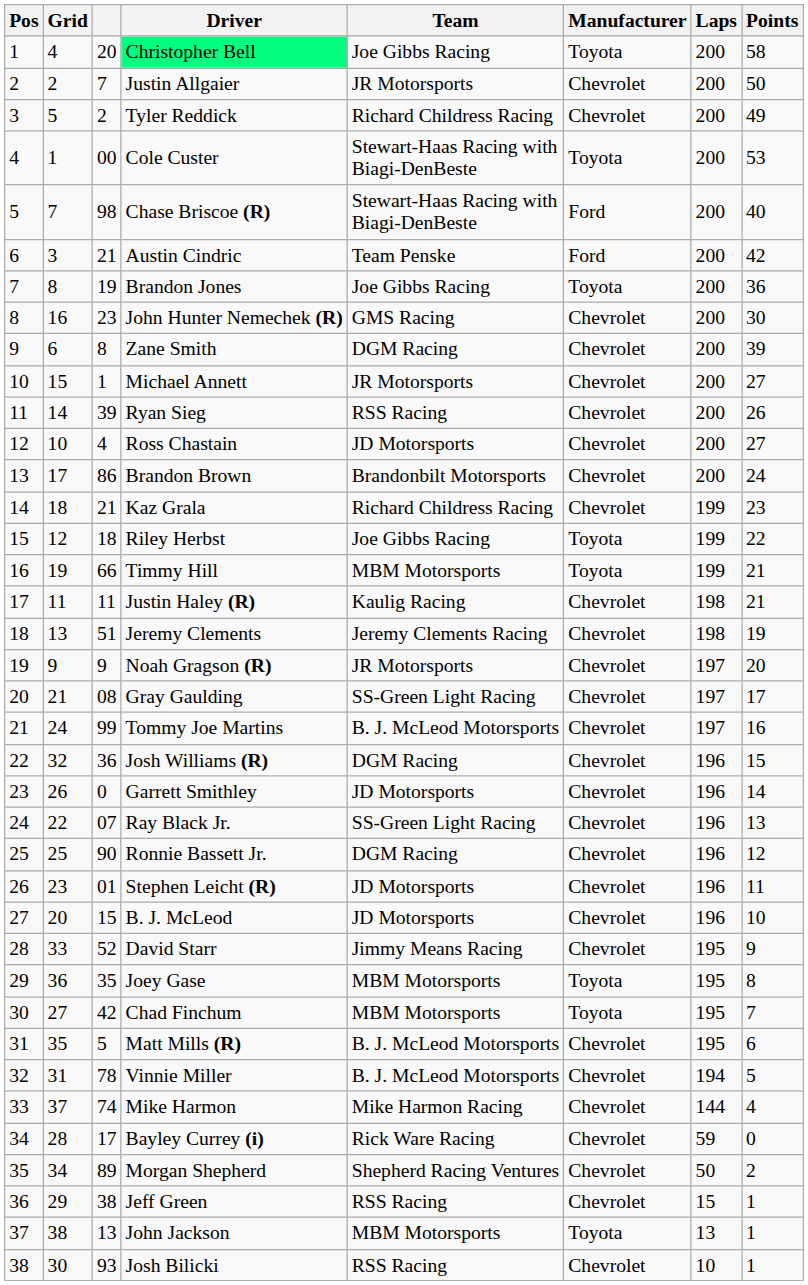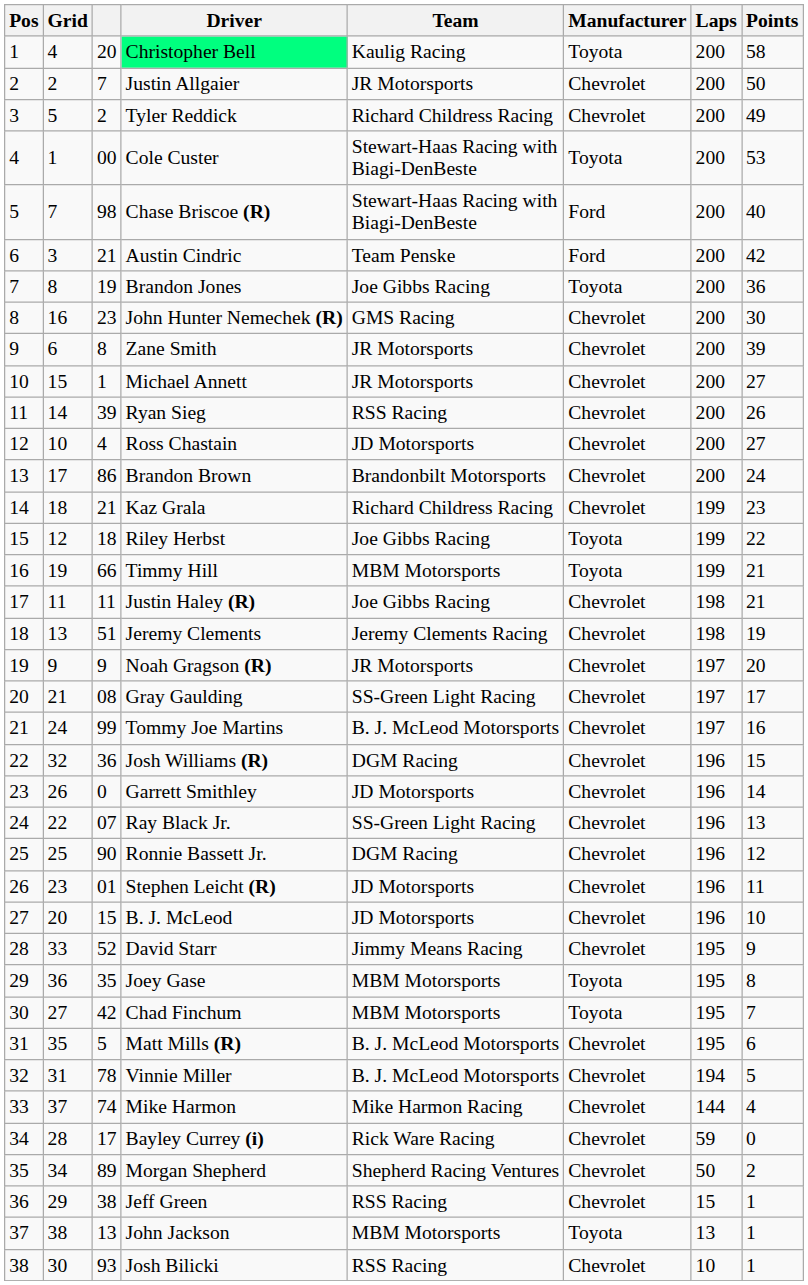(421, 51) Joe Gibbs Racing -> (409, 51) Kaulig Racing
(405, 349) DGM Racing -> (412, 349) JR Motorsports
(409, 601) Kaulig Racing -> (421, 601) Joe Gibbs Racing
